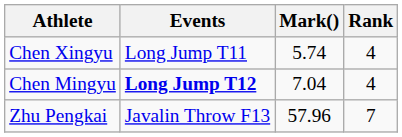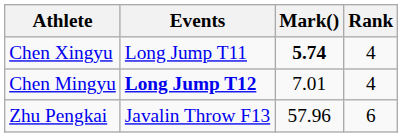(309, 52) normal -> (309, 52) bold
(309, 84) 7.04 -> (309, 84) 7.01
(371, 116) 7 -> (371, 116) 6
